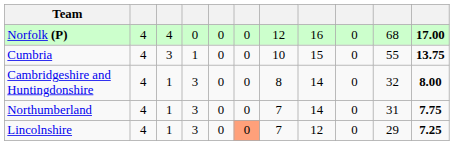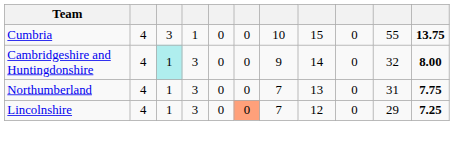- row: (37, 34)
(169, 82) no background -> (169, 62) paleturquoise background
(279, 82) 8 -> (279, 62) 9
(317, 110) 14 -> (317, 89) 13
